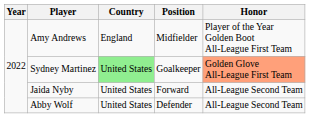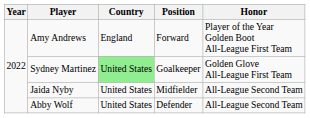(177, 38) Midfielder -> (173, 38) Forward
(249, 69) lightsalmon background -> (249, 69) no background
(173, 90) Forward -> (177, 90) Midfielder
